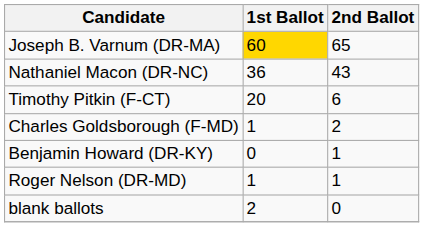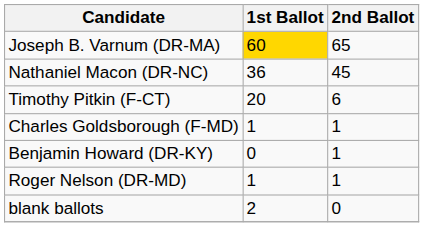(341, 72) 43 -> (341, 72) 45
(336, 126) 2 -> (336, 126) 1
